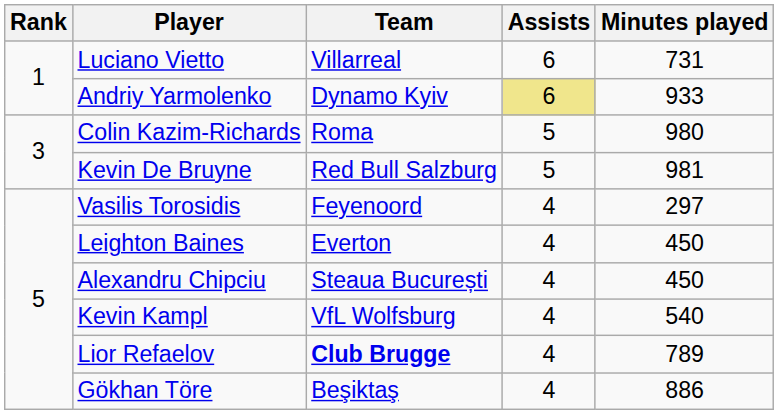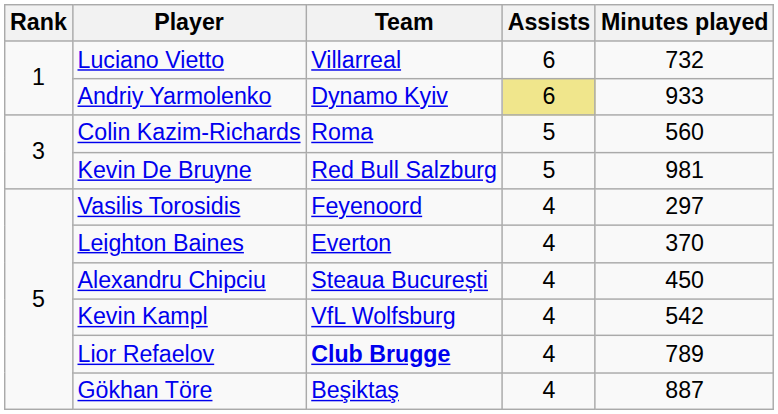(685, 59) 731 -> (685, 59) 732
(685, 133) 980 -> (685, 133) 560
(685, 243) 450 -> (685, 243) 370
(685, 317) 540 -> (685, 317) 542
(685, 390) 886 -> (685, 390) 887
